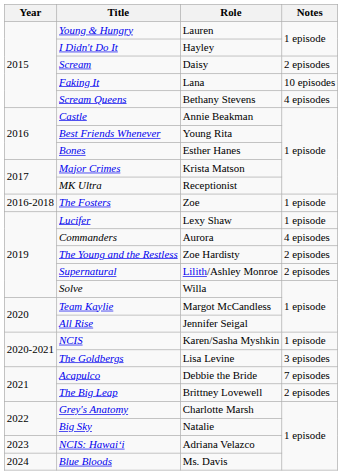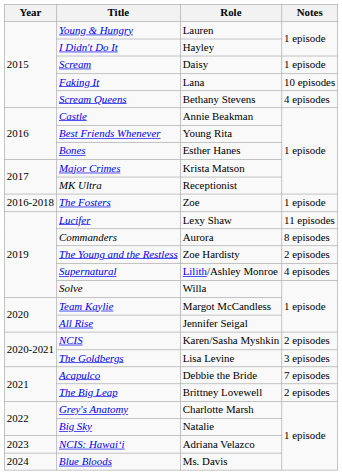(307, 64) 2 episodes -> (305, 64) 1 episode
(305, 220) 1 episode -> (309, 220) 11 episodes
(307, 237) 4 episodes -> (307, 237) 8 episodes
(307, 271) 2 episodes -> (307, 271) 4 episodes
(305, 340) 1 episode -> (307, 340) 2 episodes
